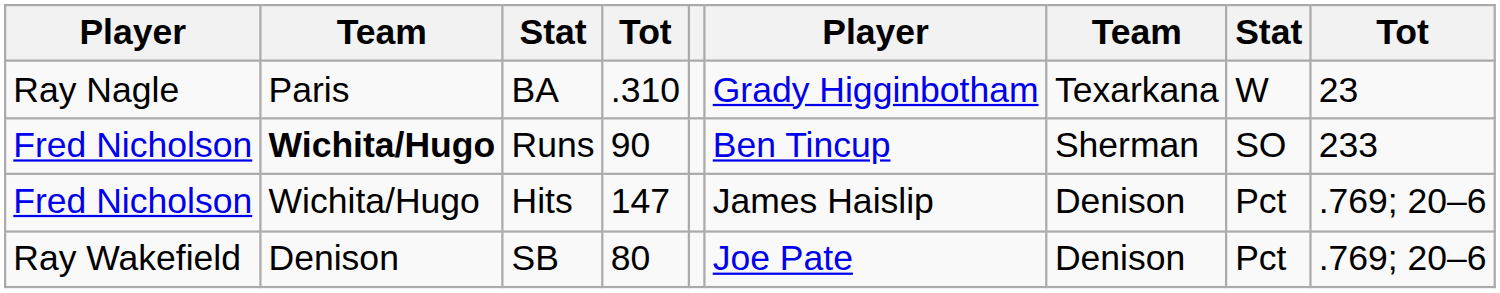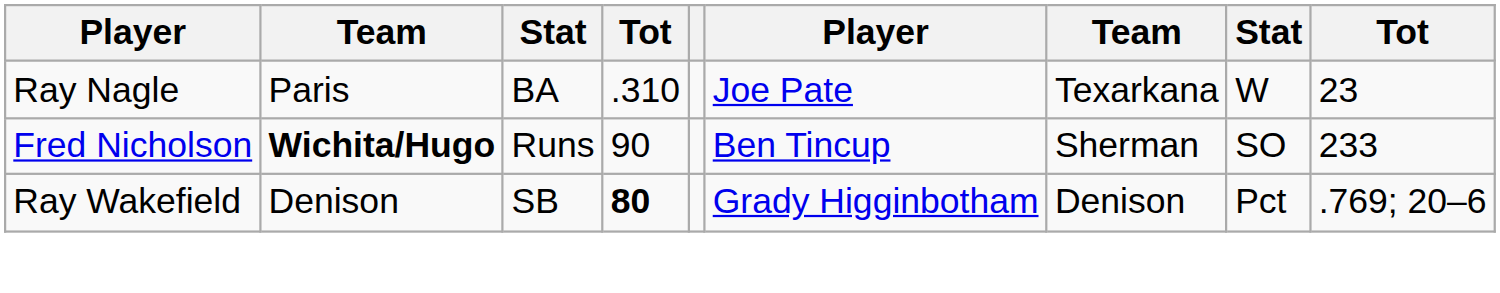(876, 88) Grady Higginbotham -> (783, 88) Joe Pate
- row: (542, 201)
(631, 257) normal -> (631, 201) bold
(783, 257) Joe Pate -> (876, 201) Grady Higginbotham
